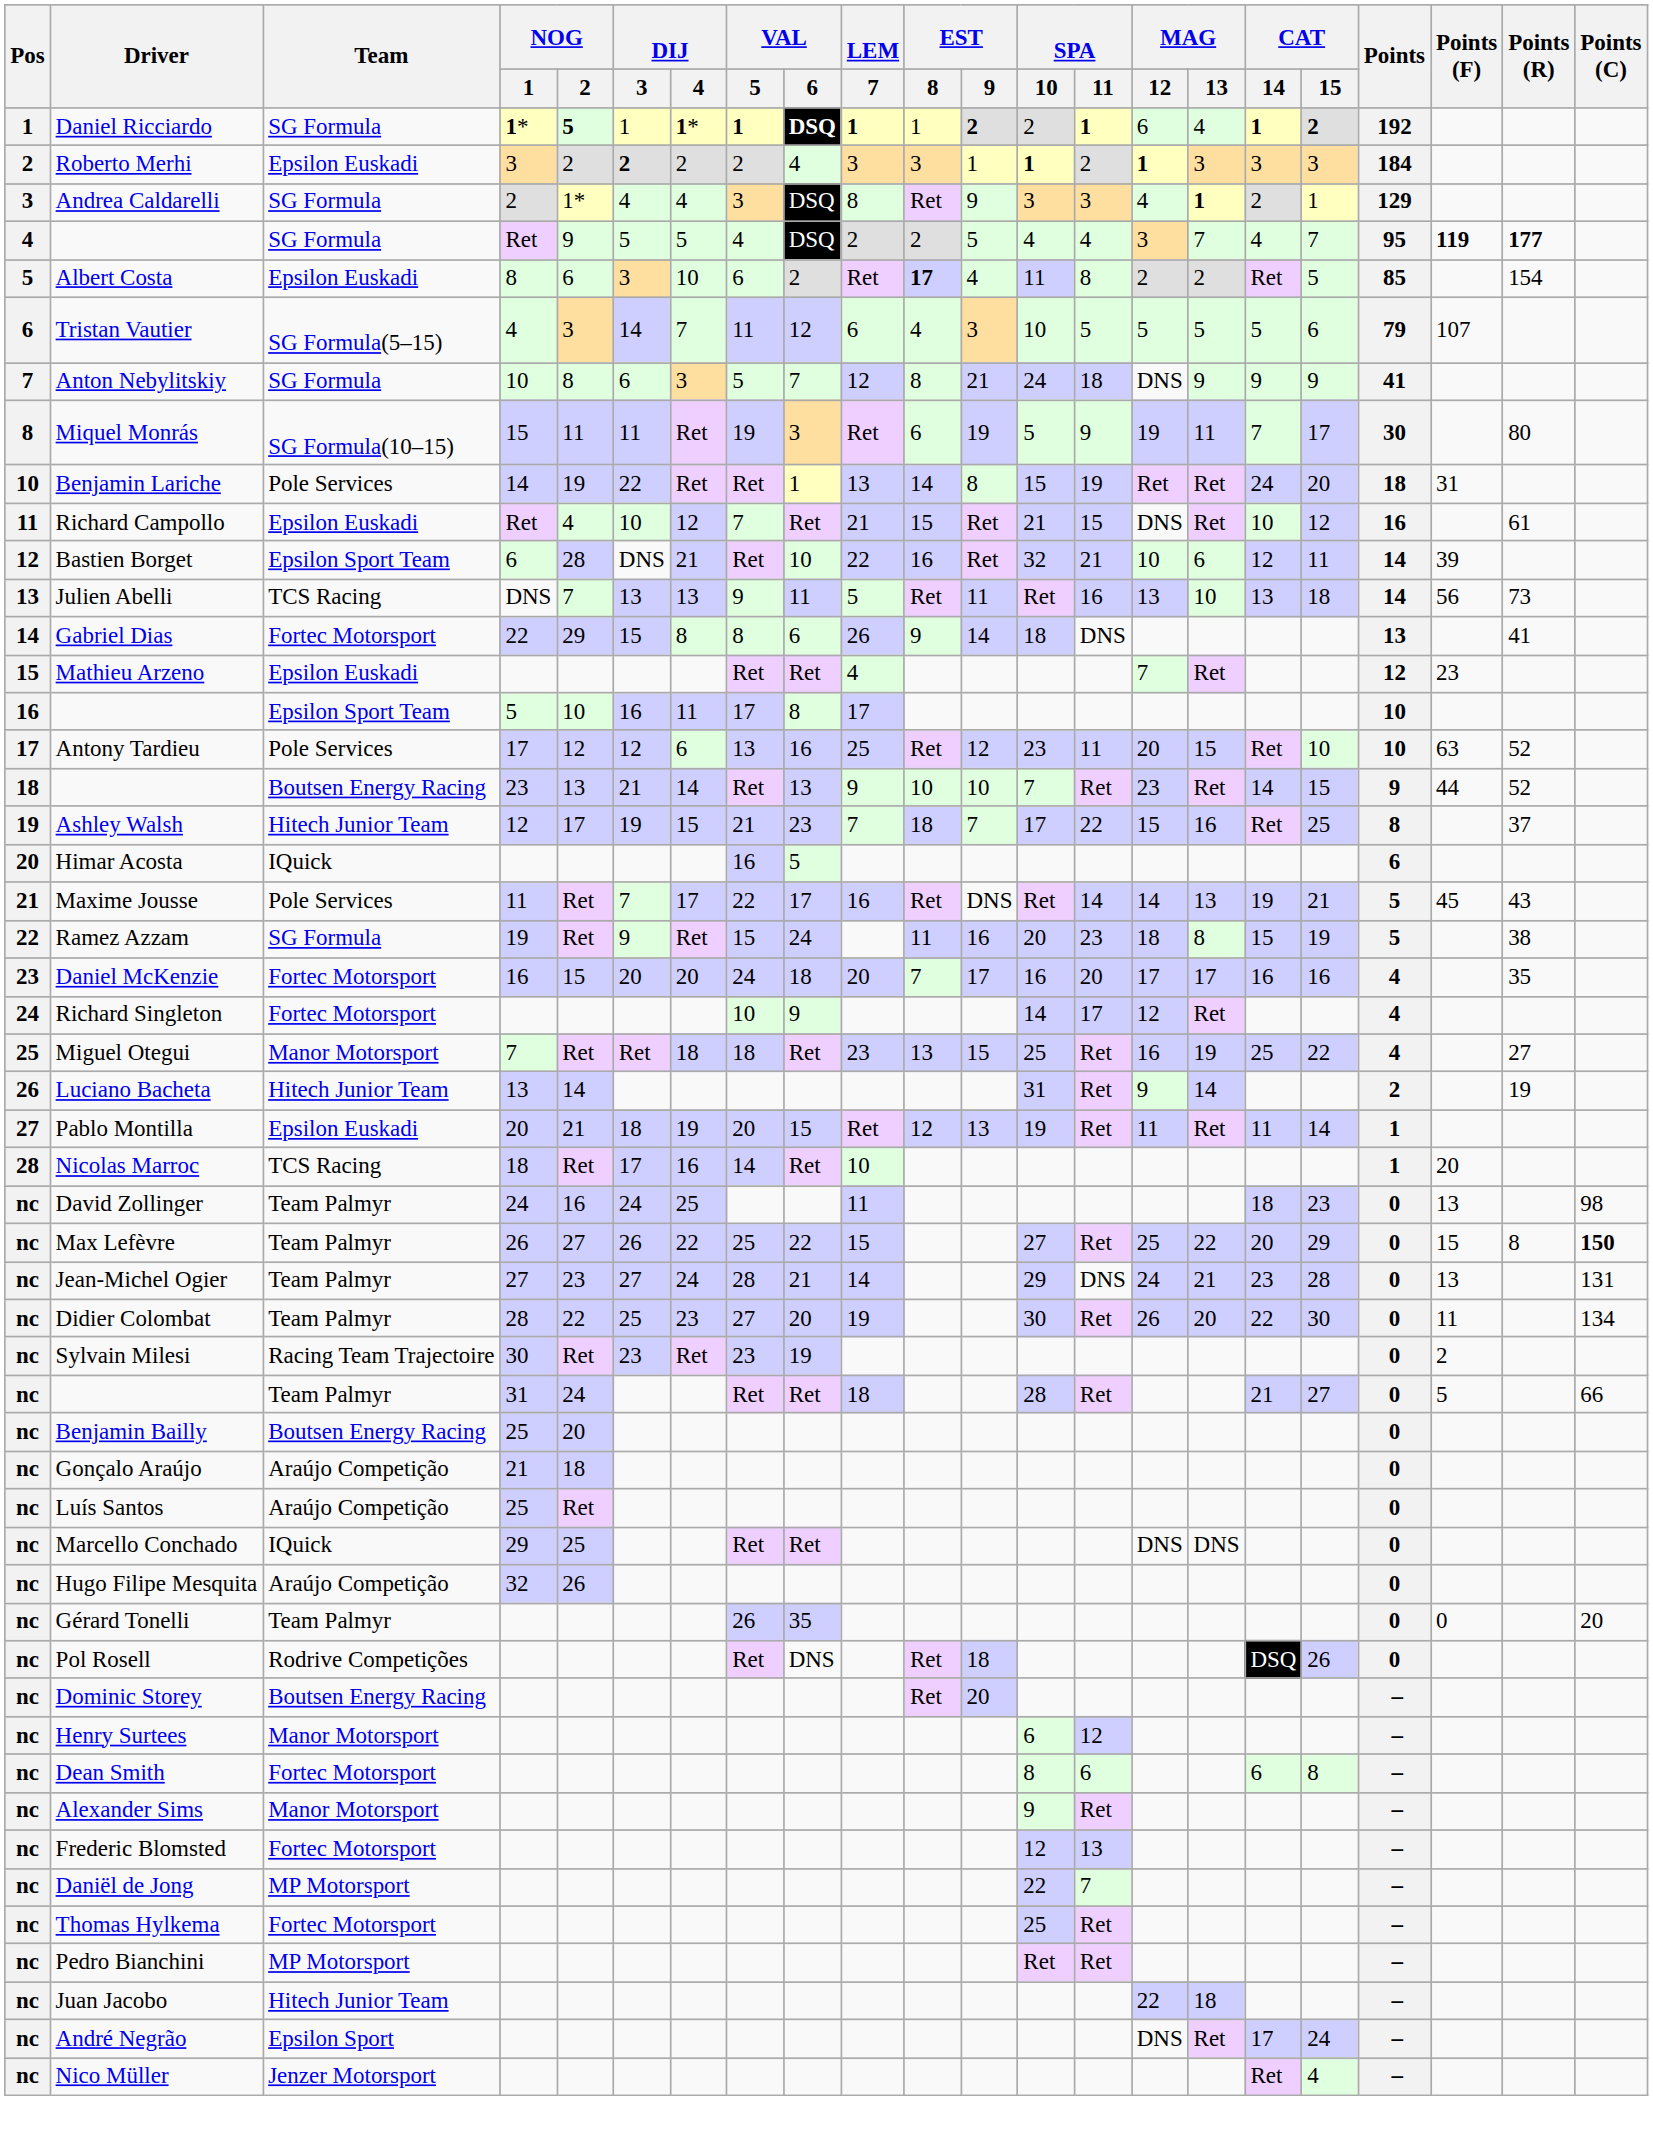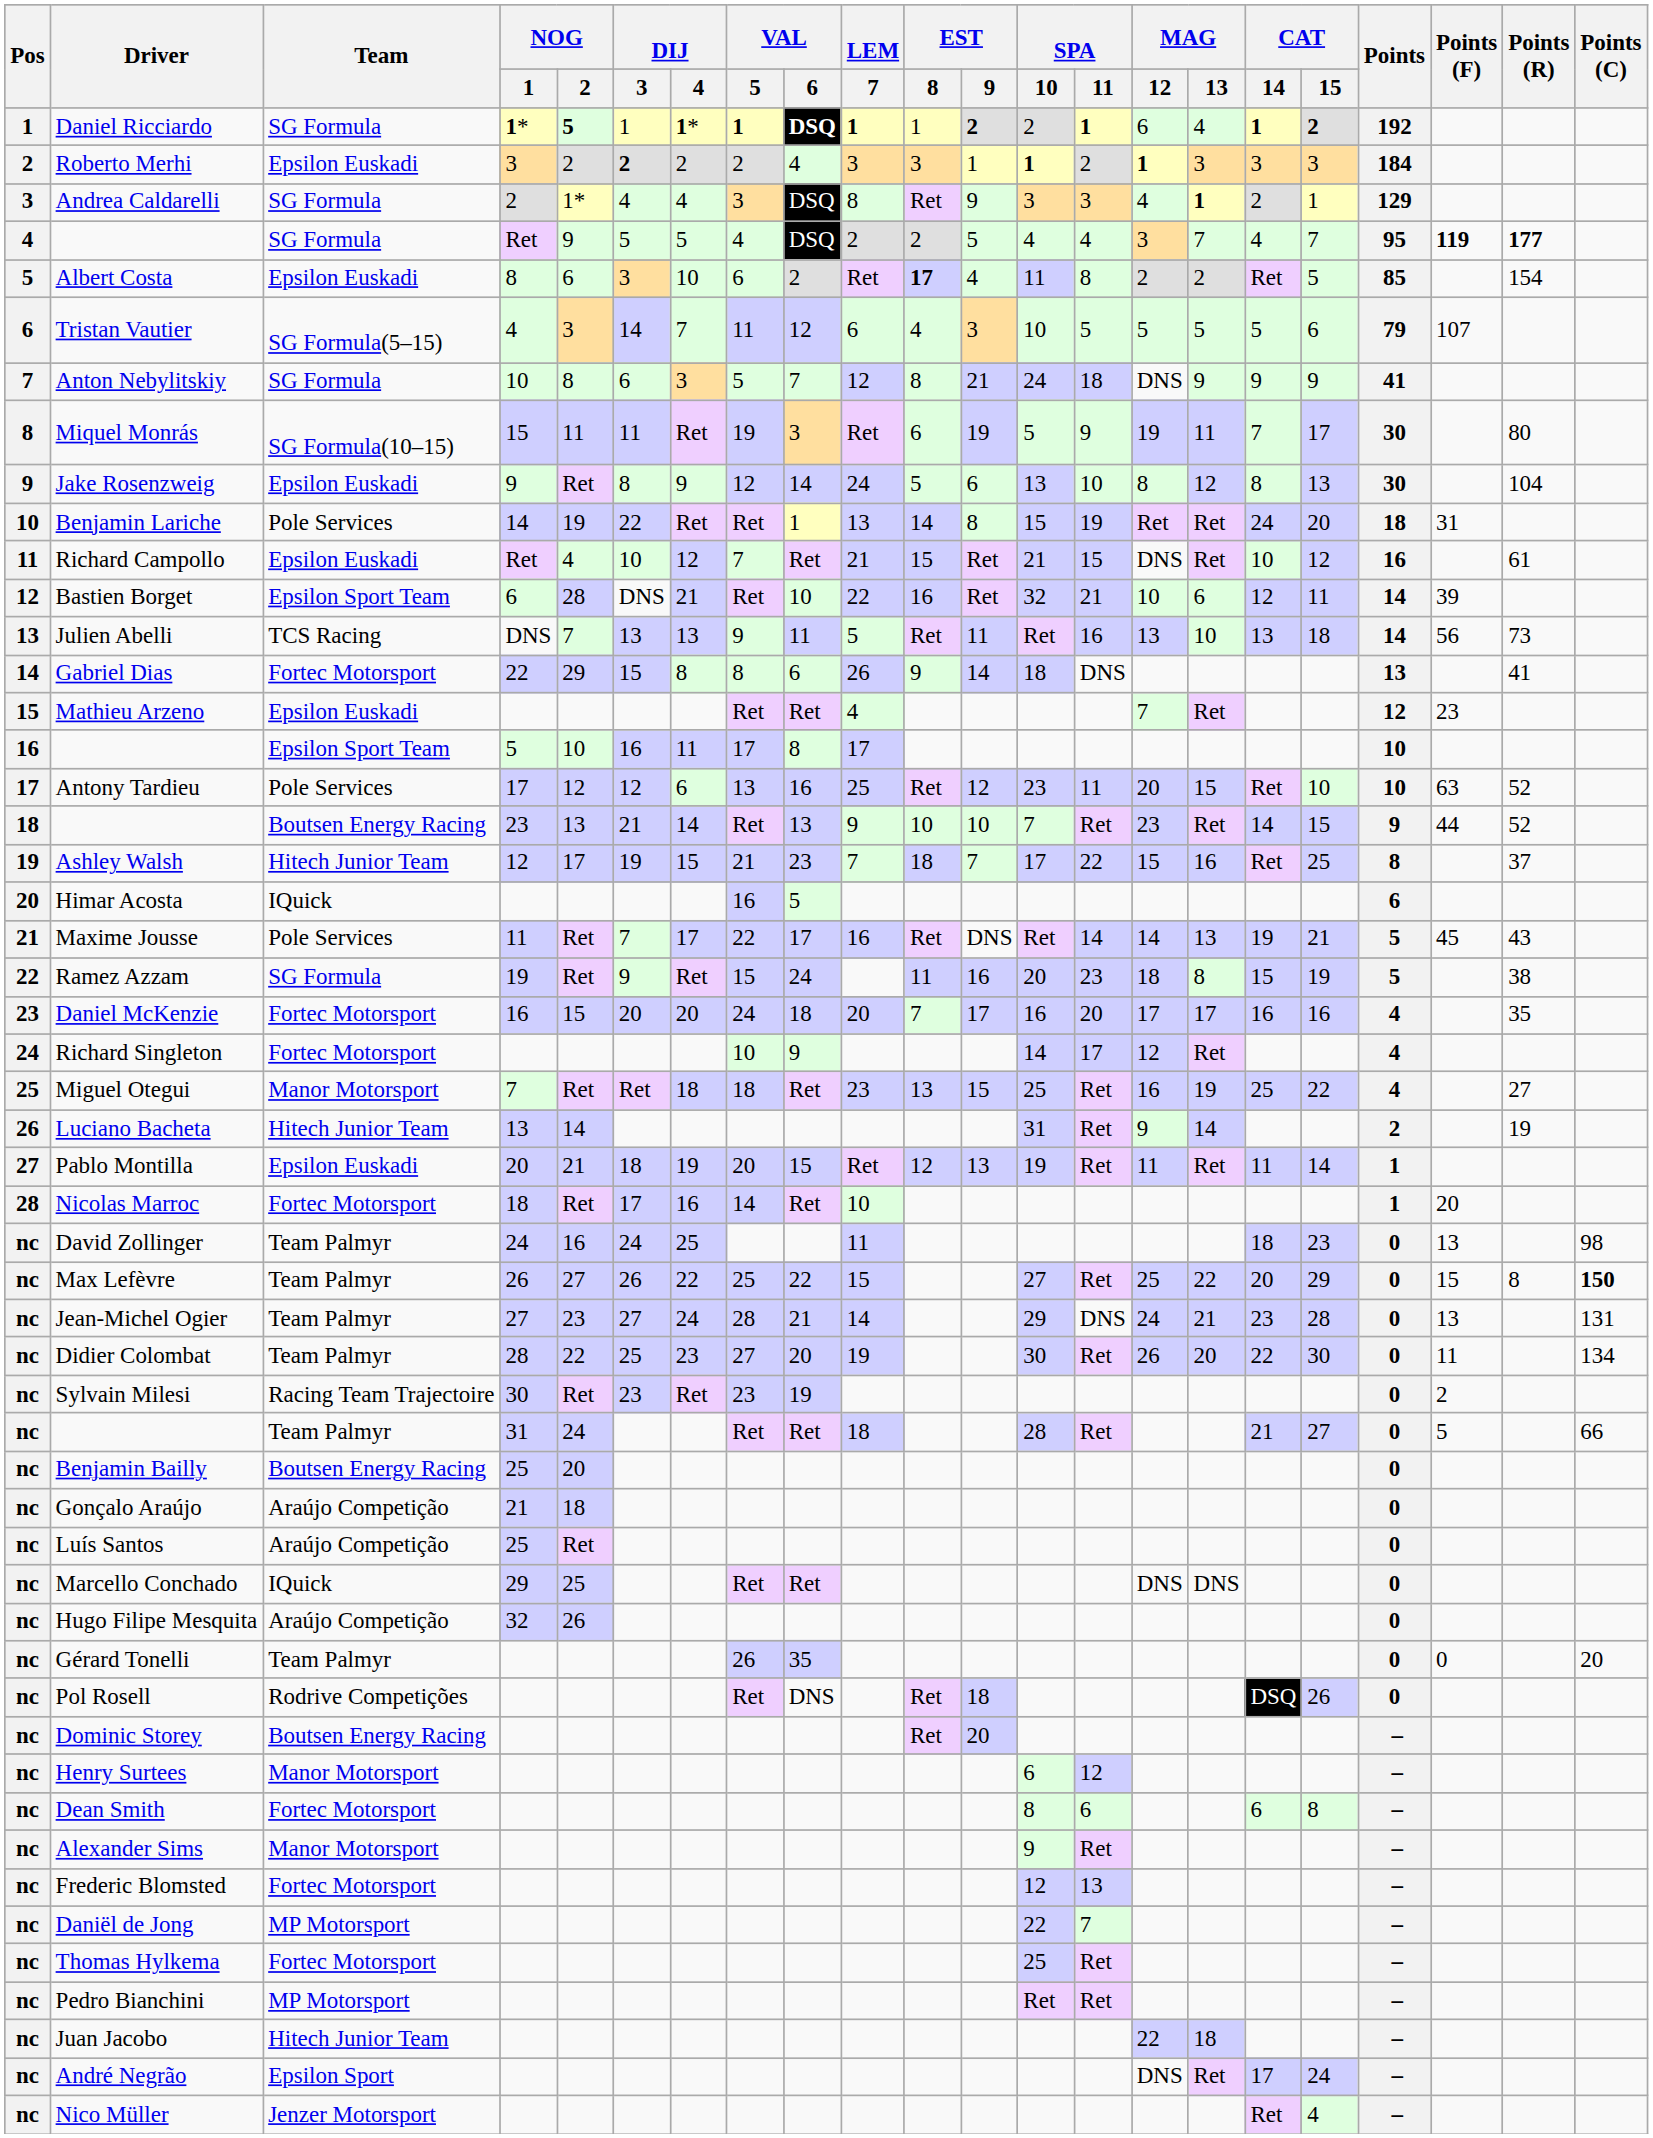+ row: (135, 483)
(325, 1165) TCS Racing -> (352, 1203) Fortec Motorsport
